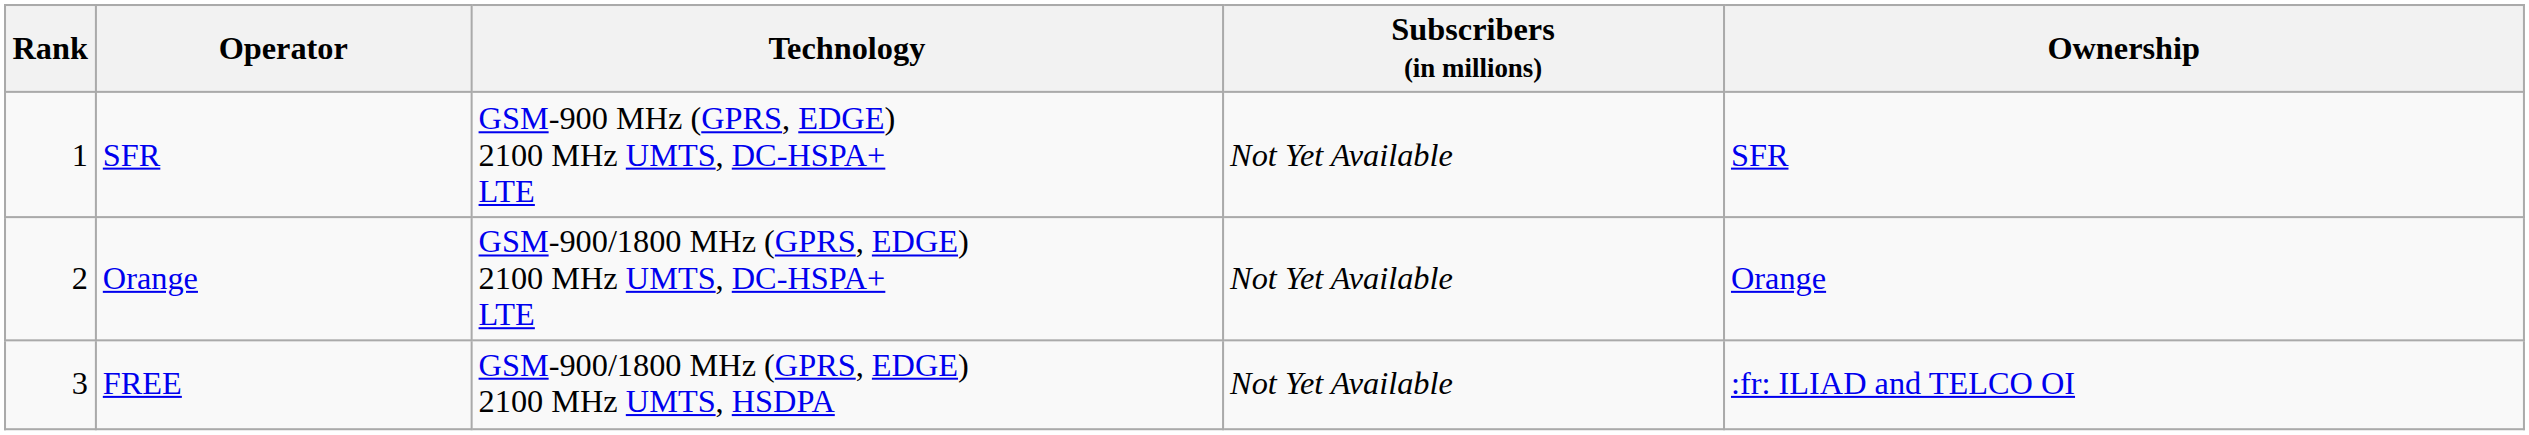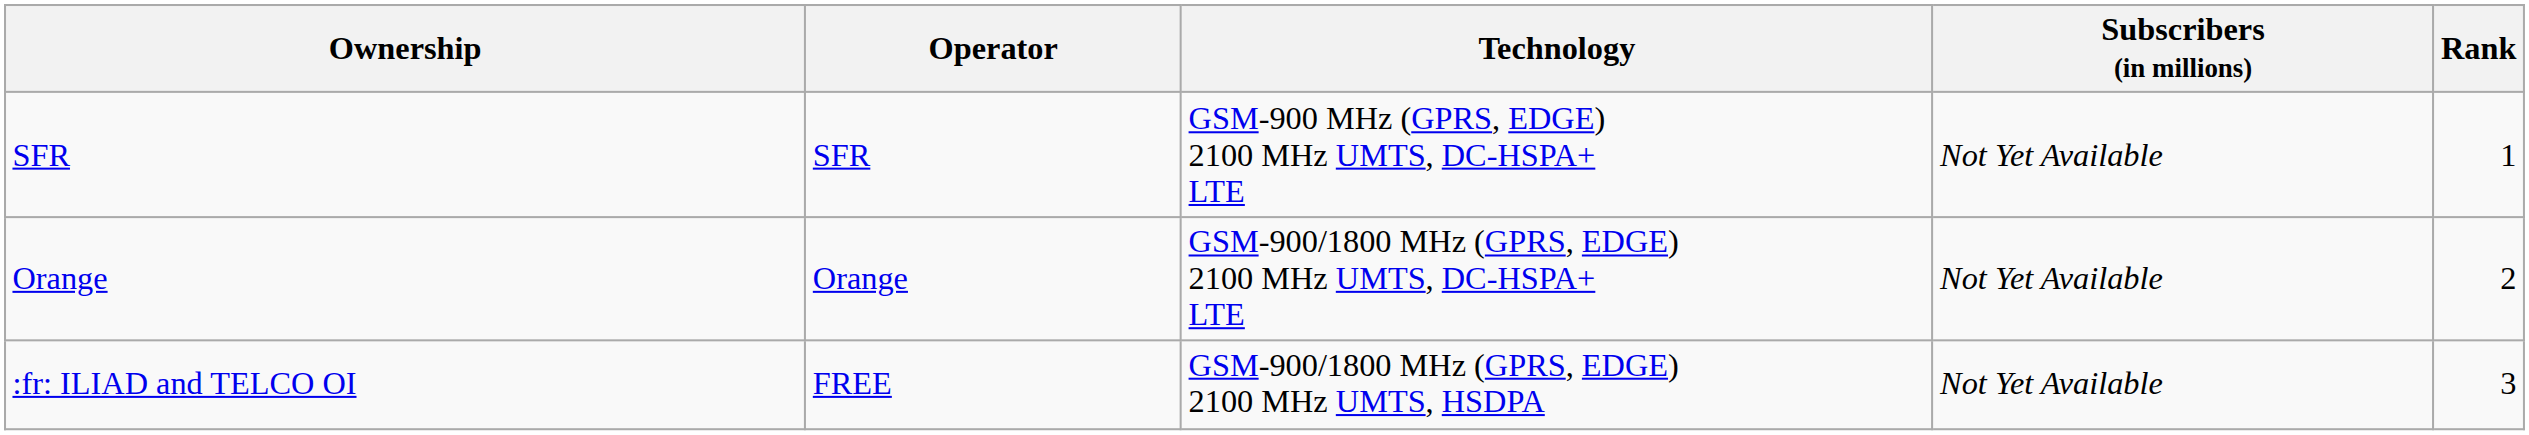columns swapped: (50, 48) <-> (2124, 48)
